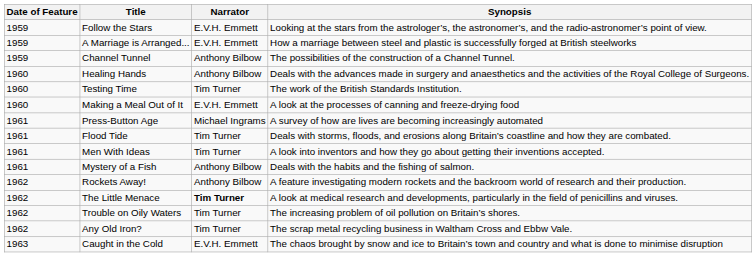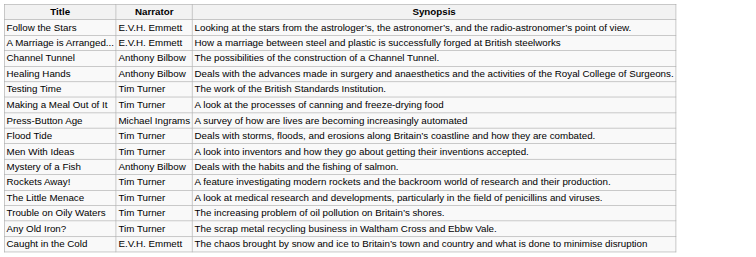- column: (42, 12)
(226, 105) E.V.H. Emmett -> (142, 105) Tim Turner
(228, 182) Anthony Bilbow -> (142, 182) Tim Turner
(219, 197) bold -> (142, 197) normal
